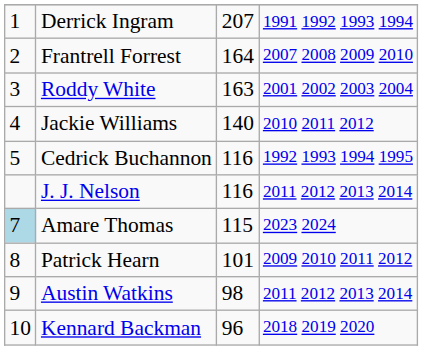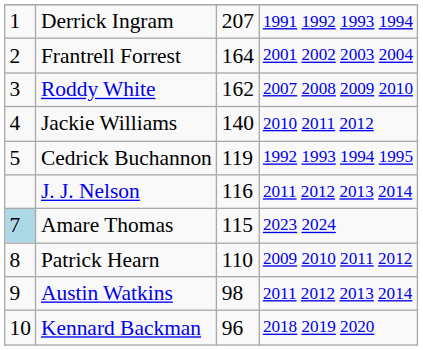(338, 55) 2007 2008 2009 2010 -> (338, 55) 2001 2002 2003 2004
(238, 89) 163 -> (238, 89) 162
(338, 89) 2001 2002 2003 2004 -> (338, 89) 2007 2008 2009 2010
(237, 157) 116 -> (237, 157) 119
(238, 259) 101 -> (237, 259) 110
